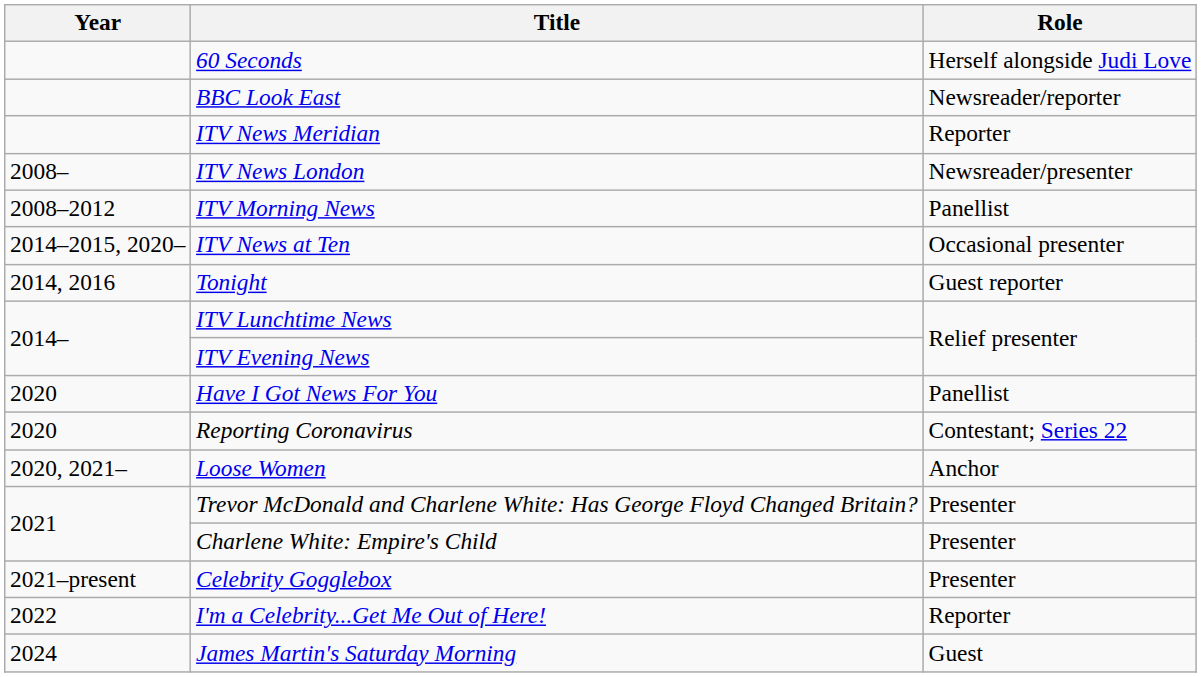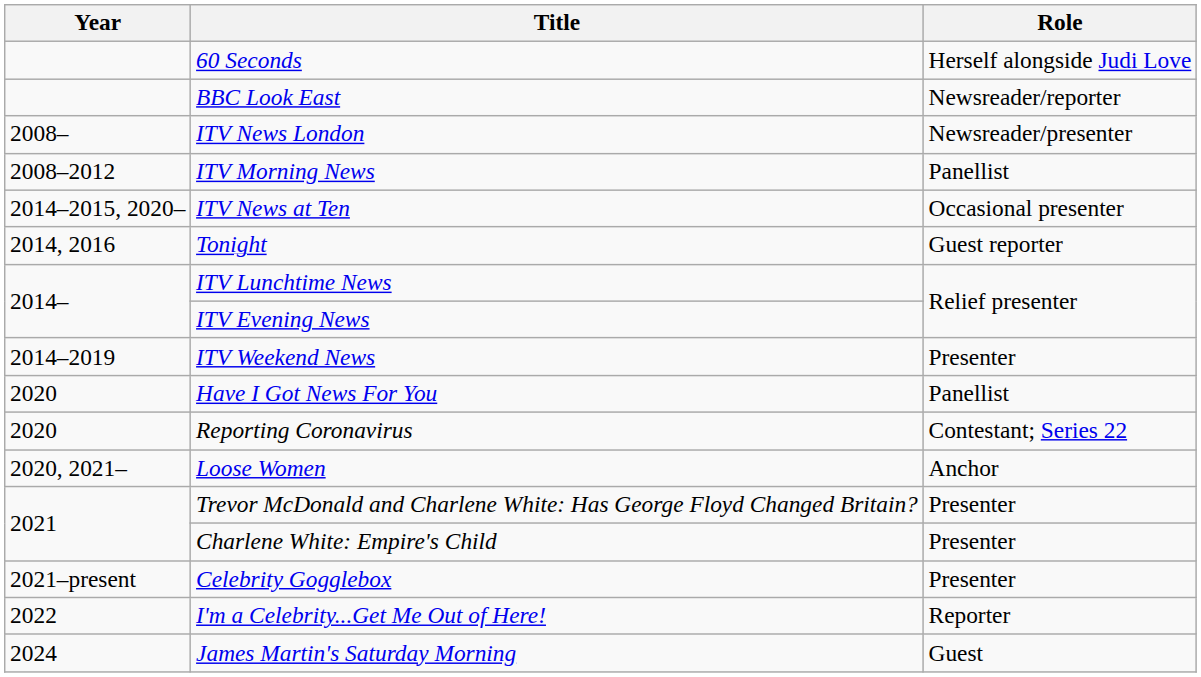- row: (288, 134)
+ row: (286, 356)
